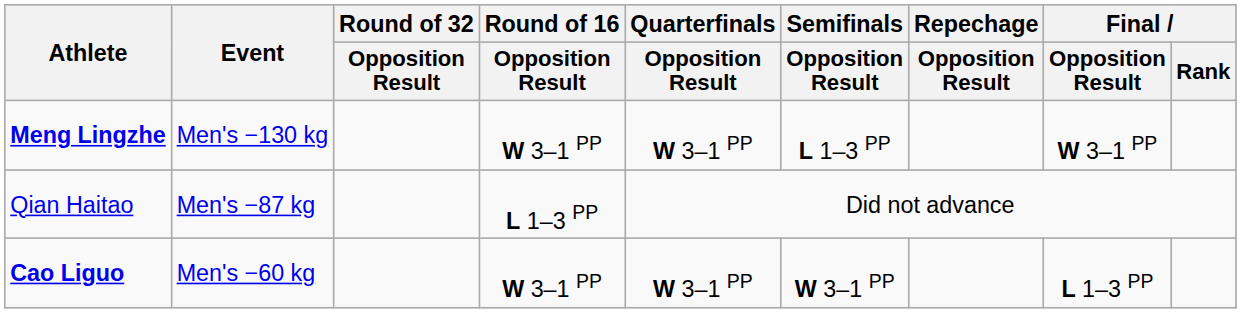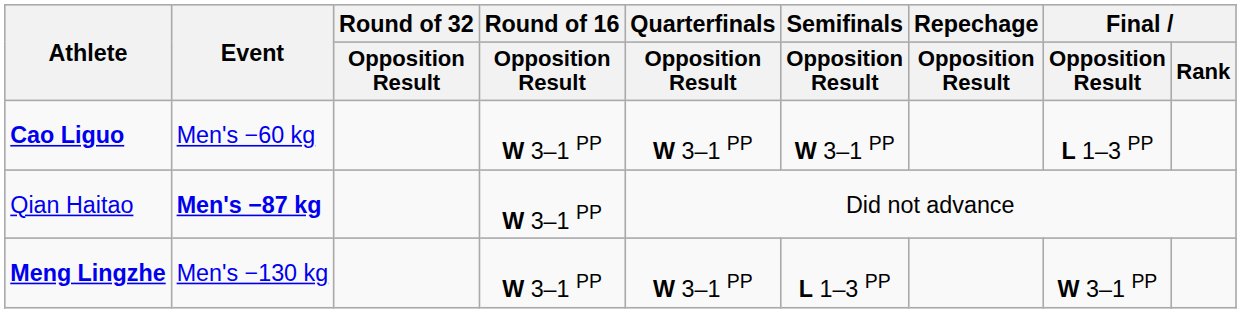rows swapped: (67, 273) <-> (88, 136)
(246, 205) normal -> (249, 205) bold
(552, 217) L 1–3 PP -> (552, 217) W 3–1 PP
